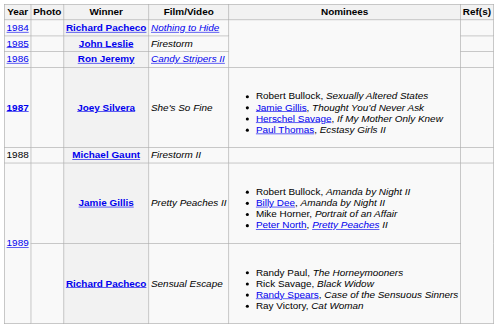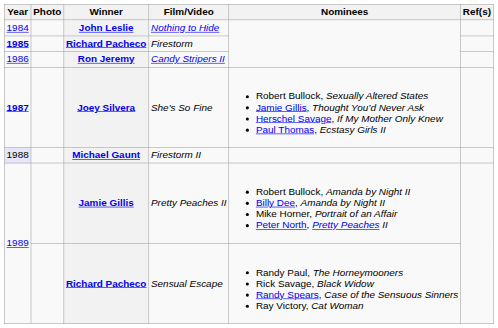(106, 28) Richard Pacheco -> (106, 28) John Leslie
(18, 43) normal -> (18, 43) bold
(106, 43) John Leslie -> (106, 43) Richard Pacheco
(18, 155) no background -> (18, 155) lavender background
